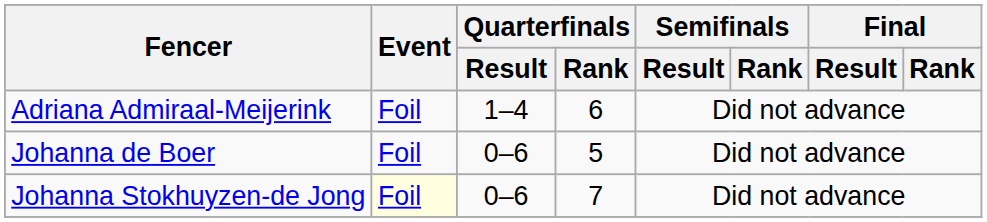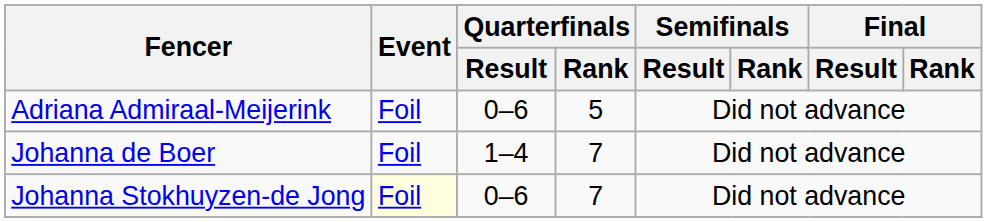(506, 111) 1–4 -> (506, 111) 0–6
(596, 111) 6 -> (596, 111) 5
(506, 153) 0–6 -> (506, 153) 1–4
(596, 153) 5 -> (596, 153) 7
